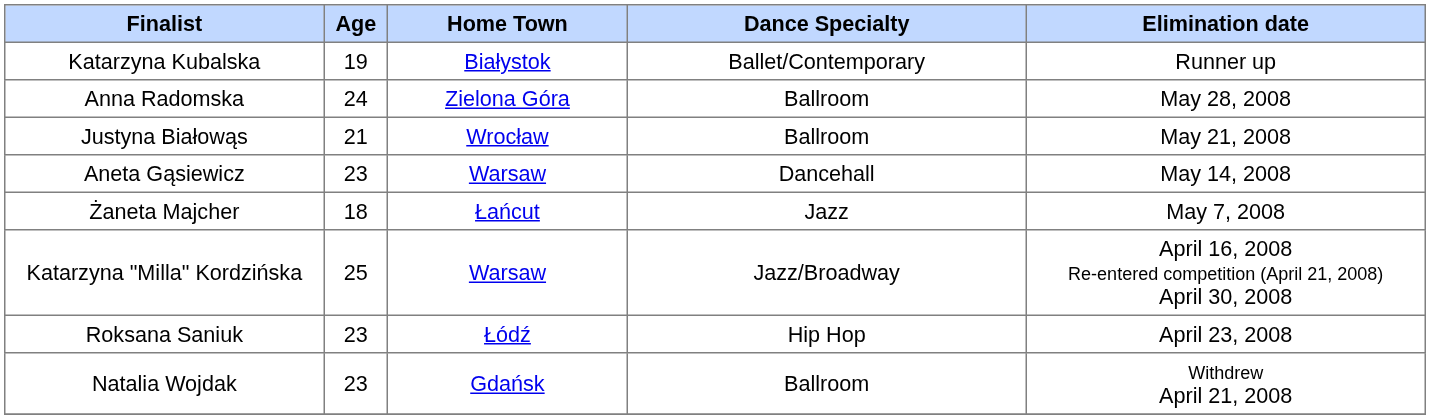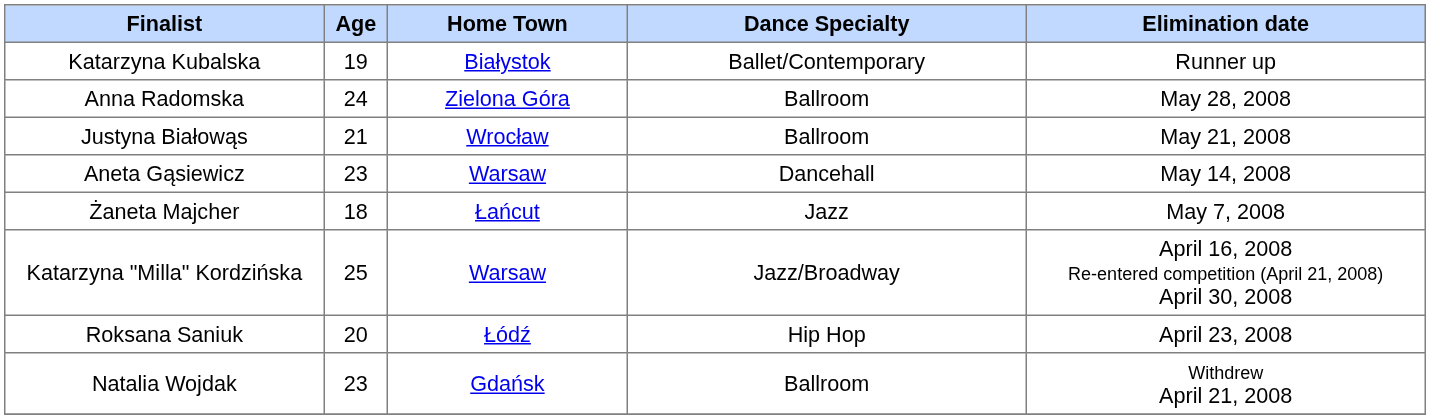(356, 334) 23 -> (356, 334) 20
